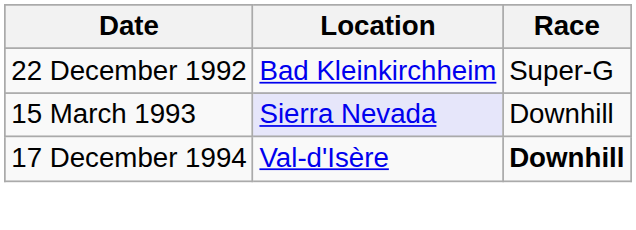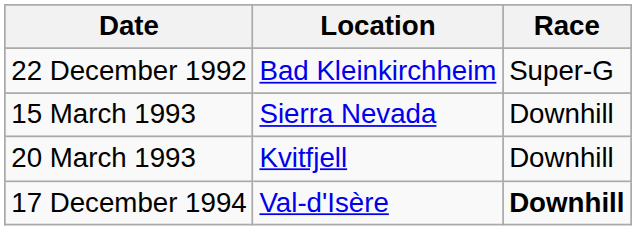(348, 114) lavender background -> (348, 114) no background
+ row: (104, 158)
